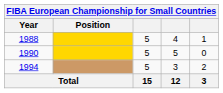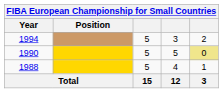rows swapped: (29, 39) <-> (29, 67)
(204, 53) no background -> (204, 53) khaki background
